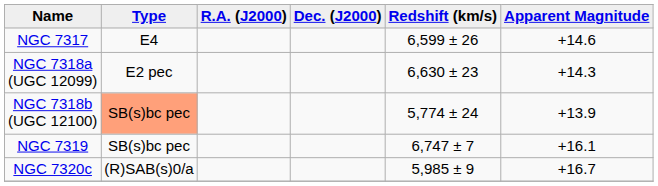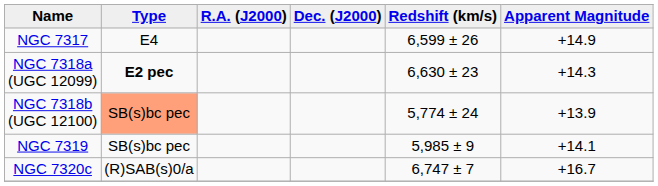(577, 40) +14.6 -> (577, 40) +14.9
(149, 72) normal -> (149, 72) bold
(443, 145) 6,747 ± 7 -> (443, 145) 5,985 ± 9
(577, 145) +16.1 -> (577, 145) +14.1
(443, 169) 5,985 ± 9 -> (443, 169) 6,747 ± 7
